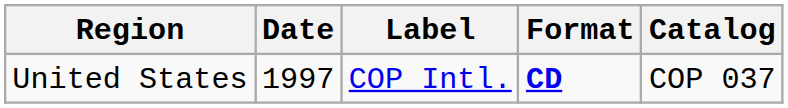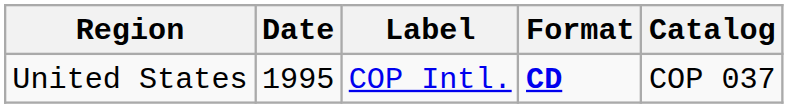(298, 79) 1997 -> (298, 79) 1995
